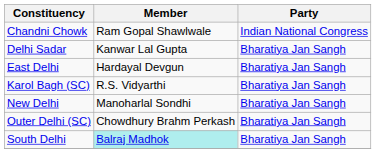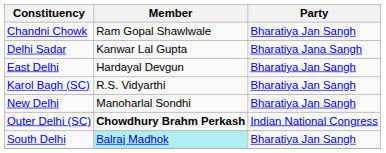(304, 31) Indian National Congress -> (303, 31) Bharatiya Jan Sangh
(293, 49) Bharatiya Jan Sangh -> (306, 49) Bharatiya Jana Sangh
(166, 121) normal -> (171, 121) bold
(293, 121) Bharatiya Jan Sangh -> (314, 121) Indian National Congress
